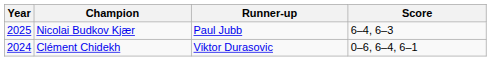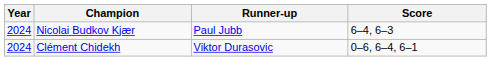(19, 31) 2025 -> (19, 31) 2024
